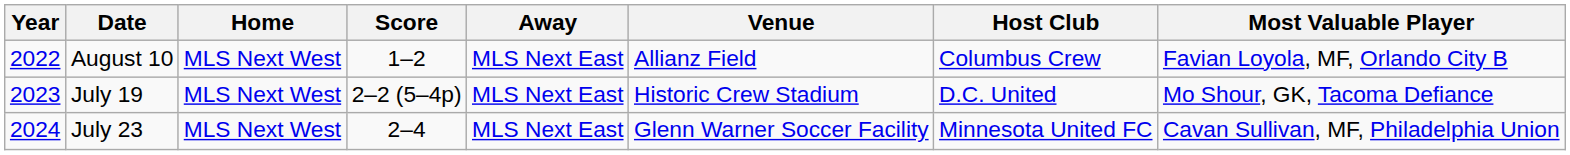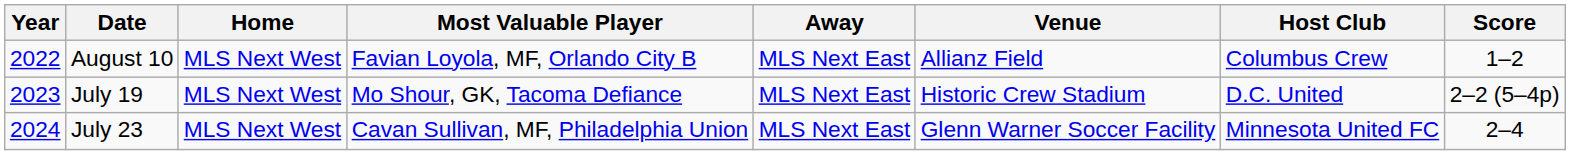columns swapped: (407, 22) <-> (1361, 22)
